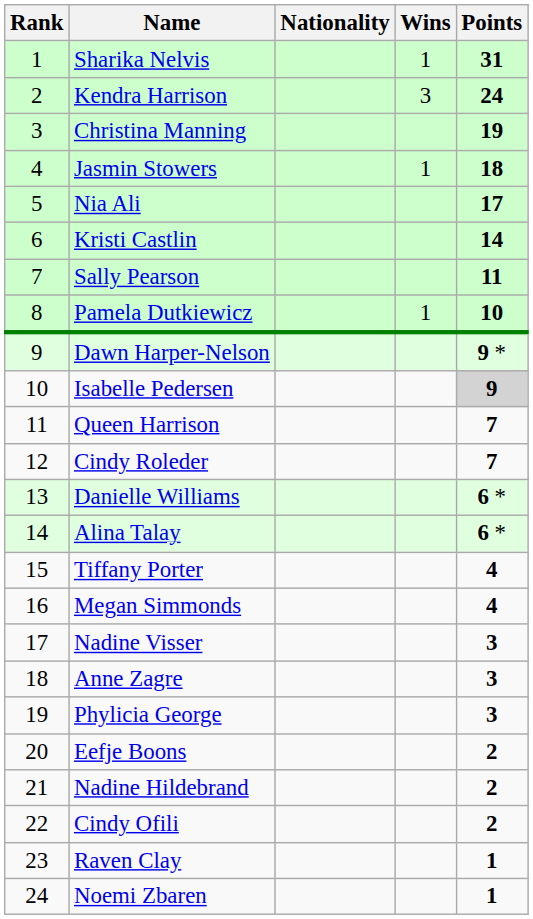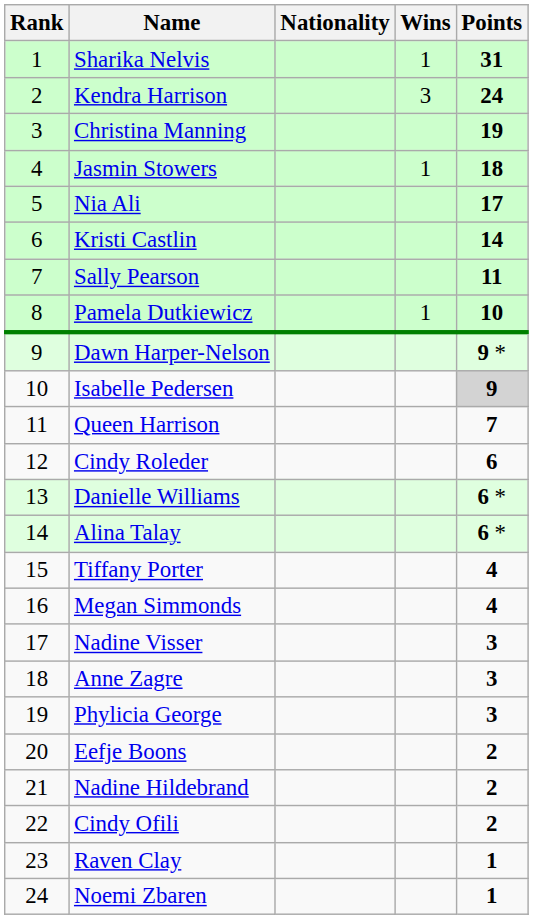(492, 460) 7 -> (492, 460) 6
